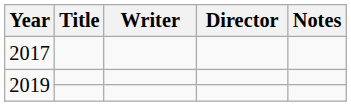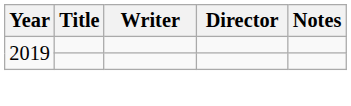- row: (30, 52)
